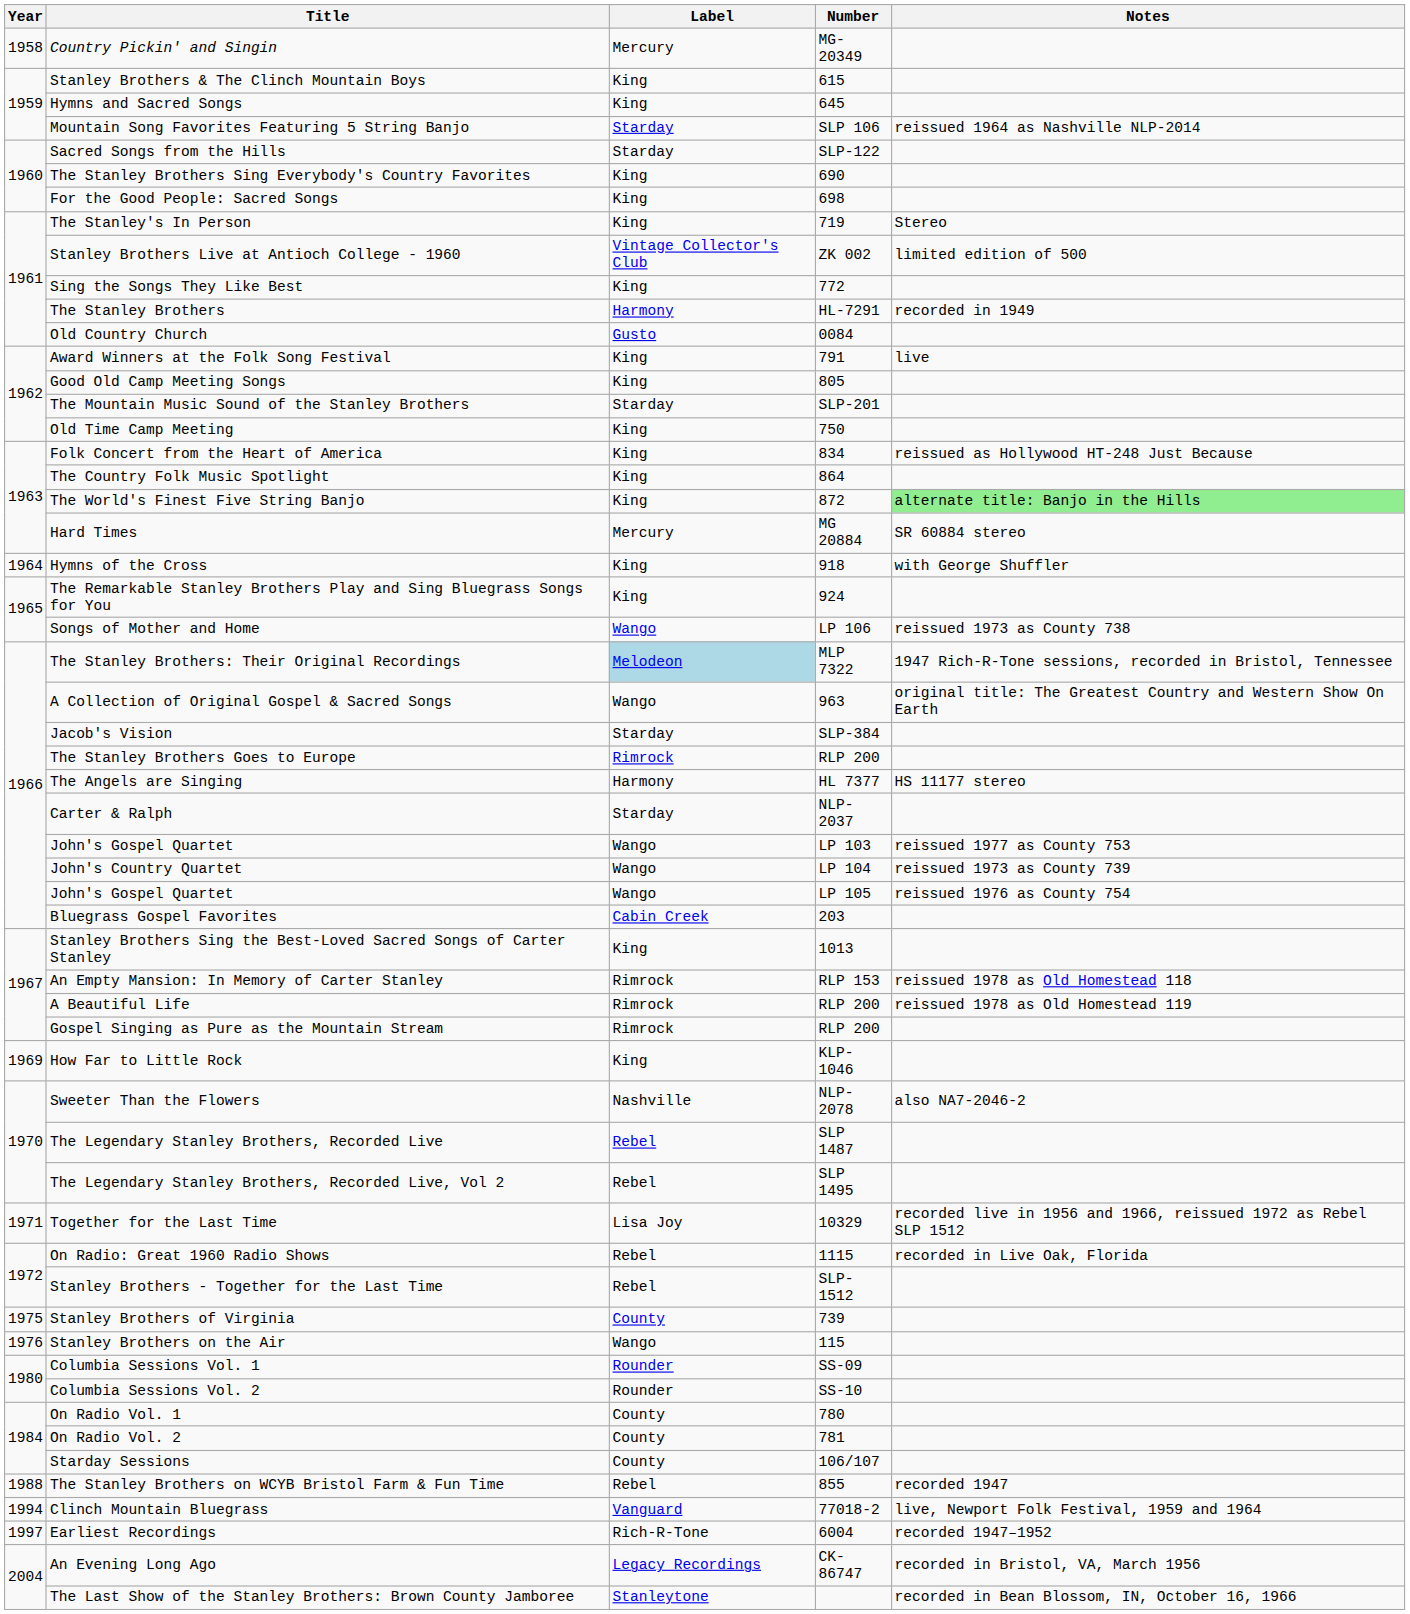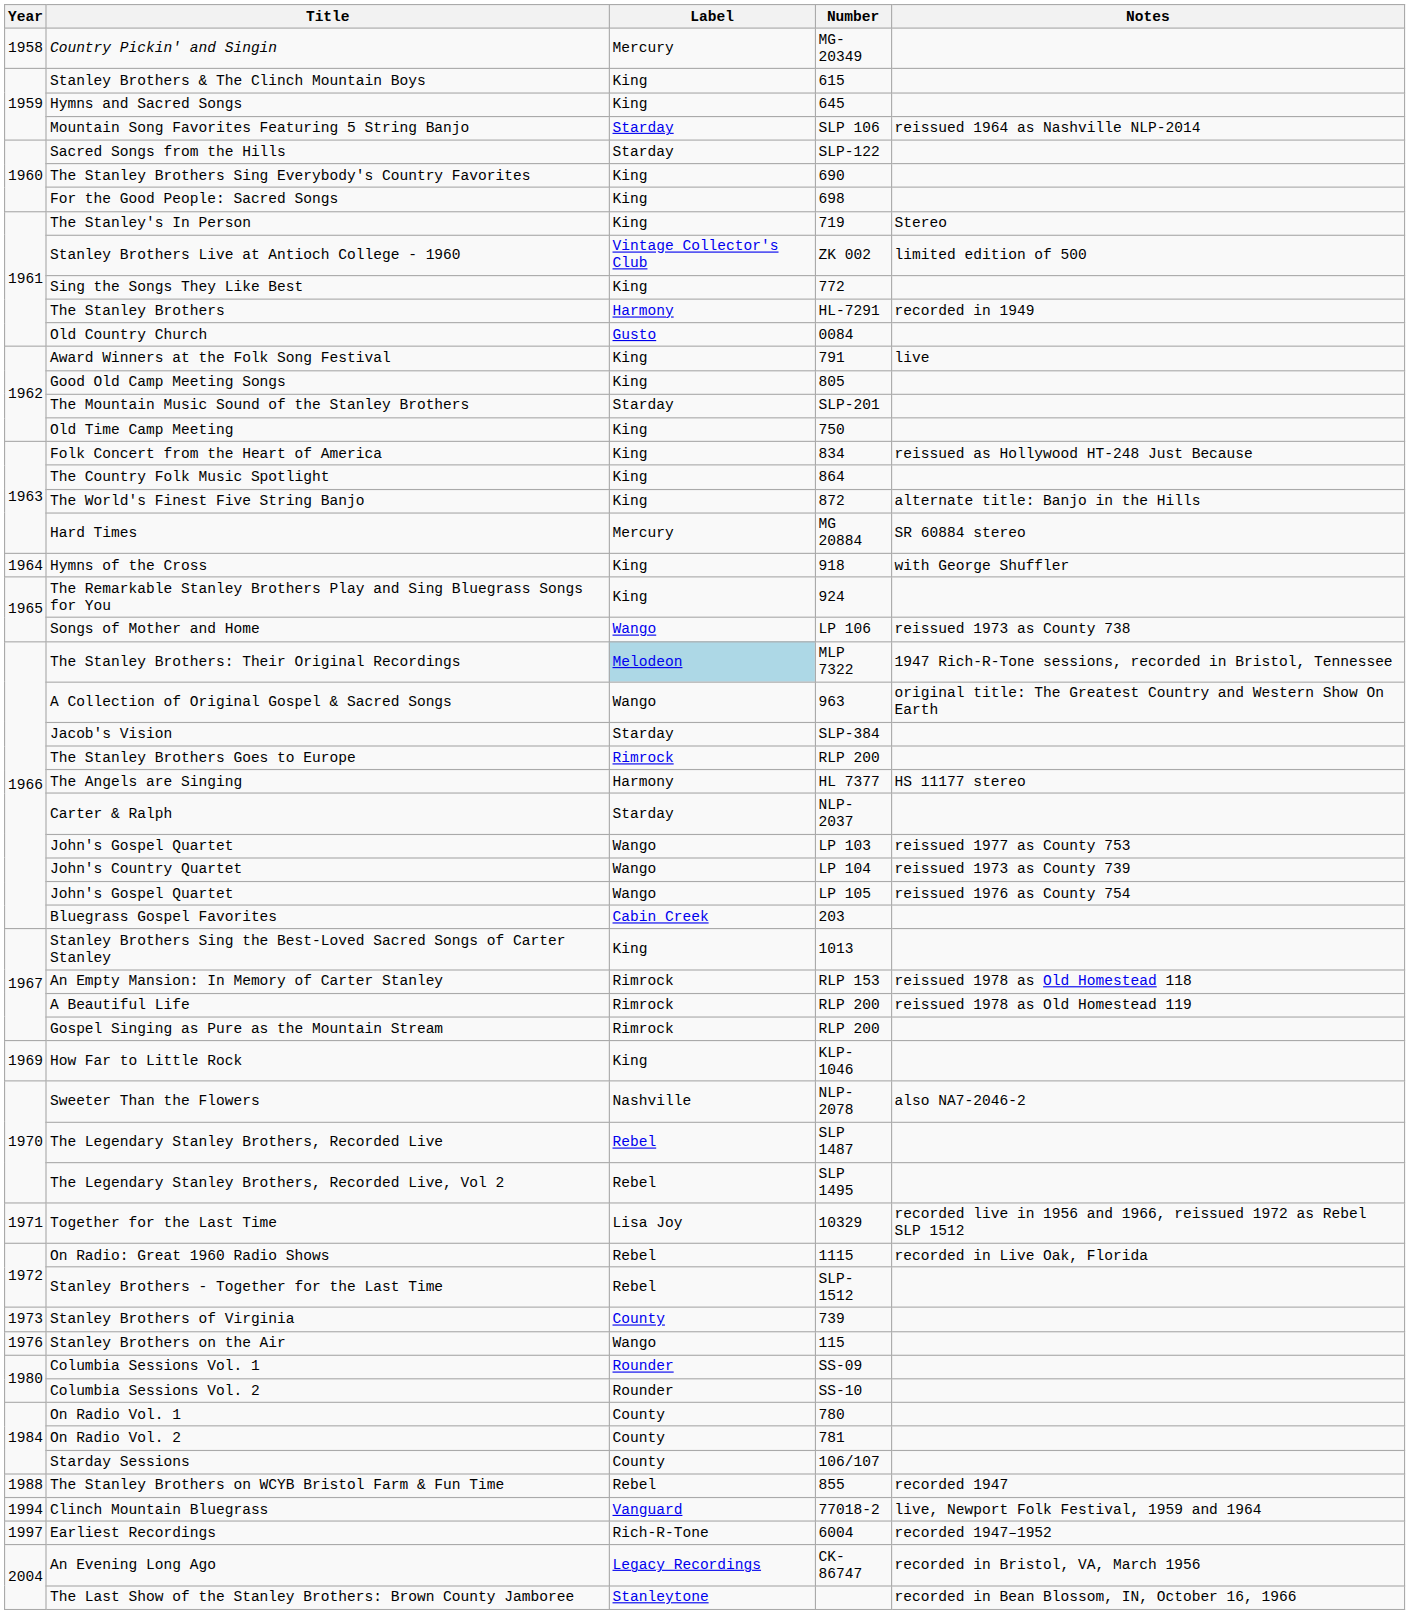(1047, 501) lightgreen background -> (1047, 501) no background
(26, 1319) 1975 -> (26, 1319) 1973
